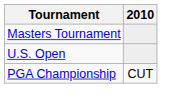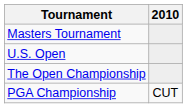+ row: (77, 74)
